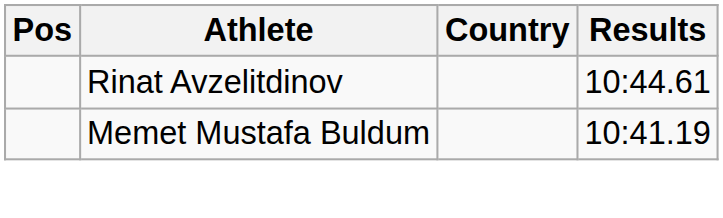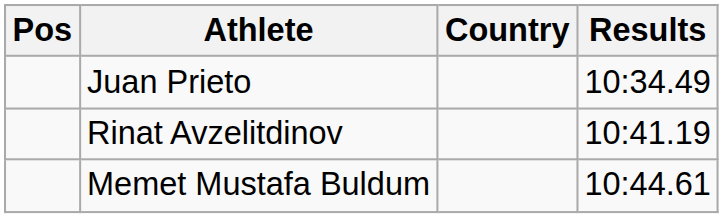+ row: (169, 81)
(648, 81) 10:44.61 -> (648, 133) 10:41.19
(648, 133) 10:41.19 -> (648, 184) 10:44.61
